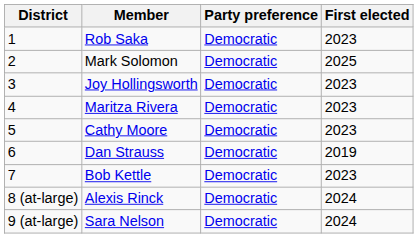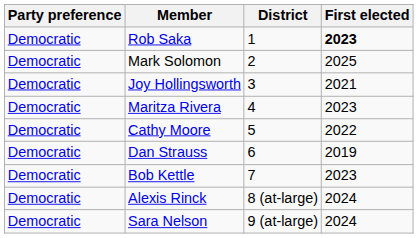columns swapped: (43, 15) <-> (261, 15)
(341, 38) normal -> (341, 38) bold
(341, 84) 2023 -> (341, 84) 2021
(341, 130) 2023 -> (341, 130) 2022
